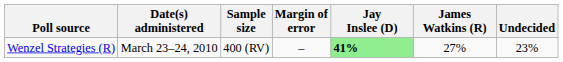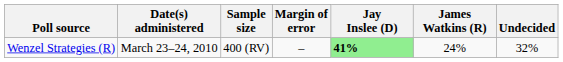(455, 47) 27% -> (455, 47) 24%
(527, 47) 23% -> (527, 47) 32%
